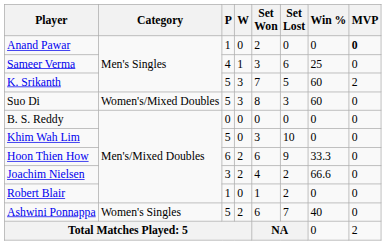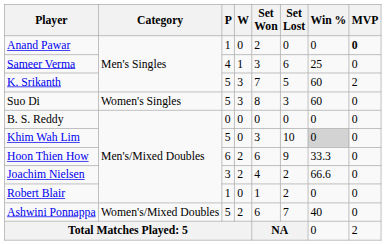(160, 100) Women's/Mixed Doubles -> (141, 100) Women's Singles
(313, 138) no background -> (313, 138) lightgrey background
(141, 212) Women's Singles -> (160, 212) Women's/Mixed Doubles
